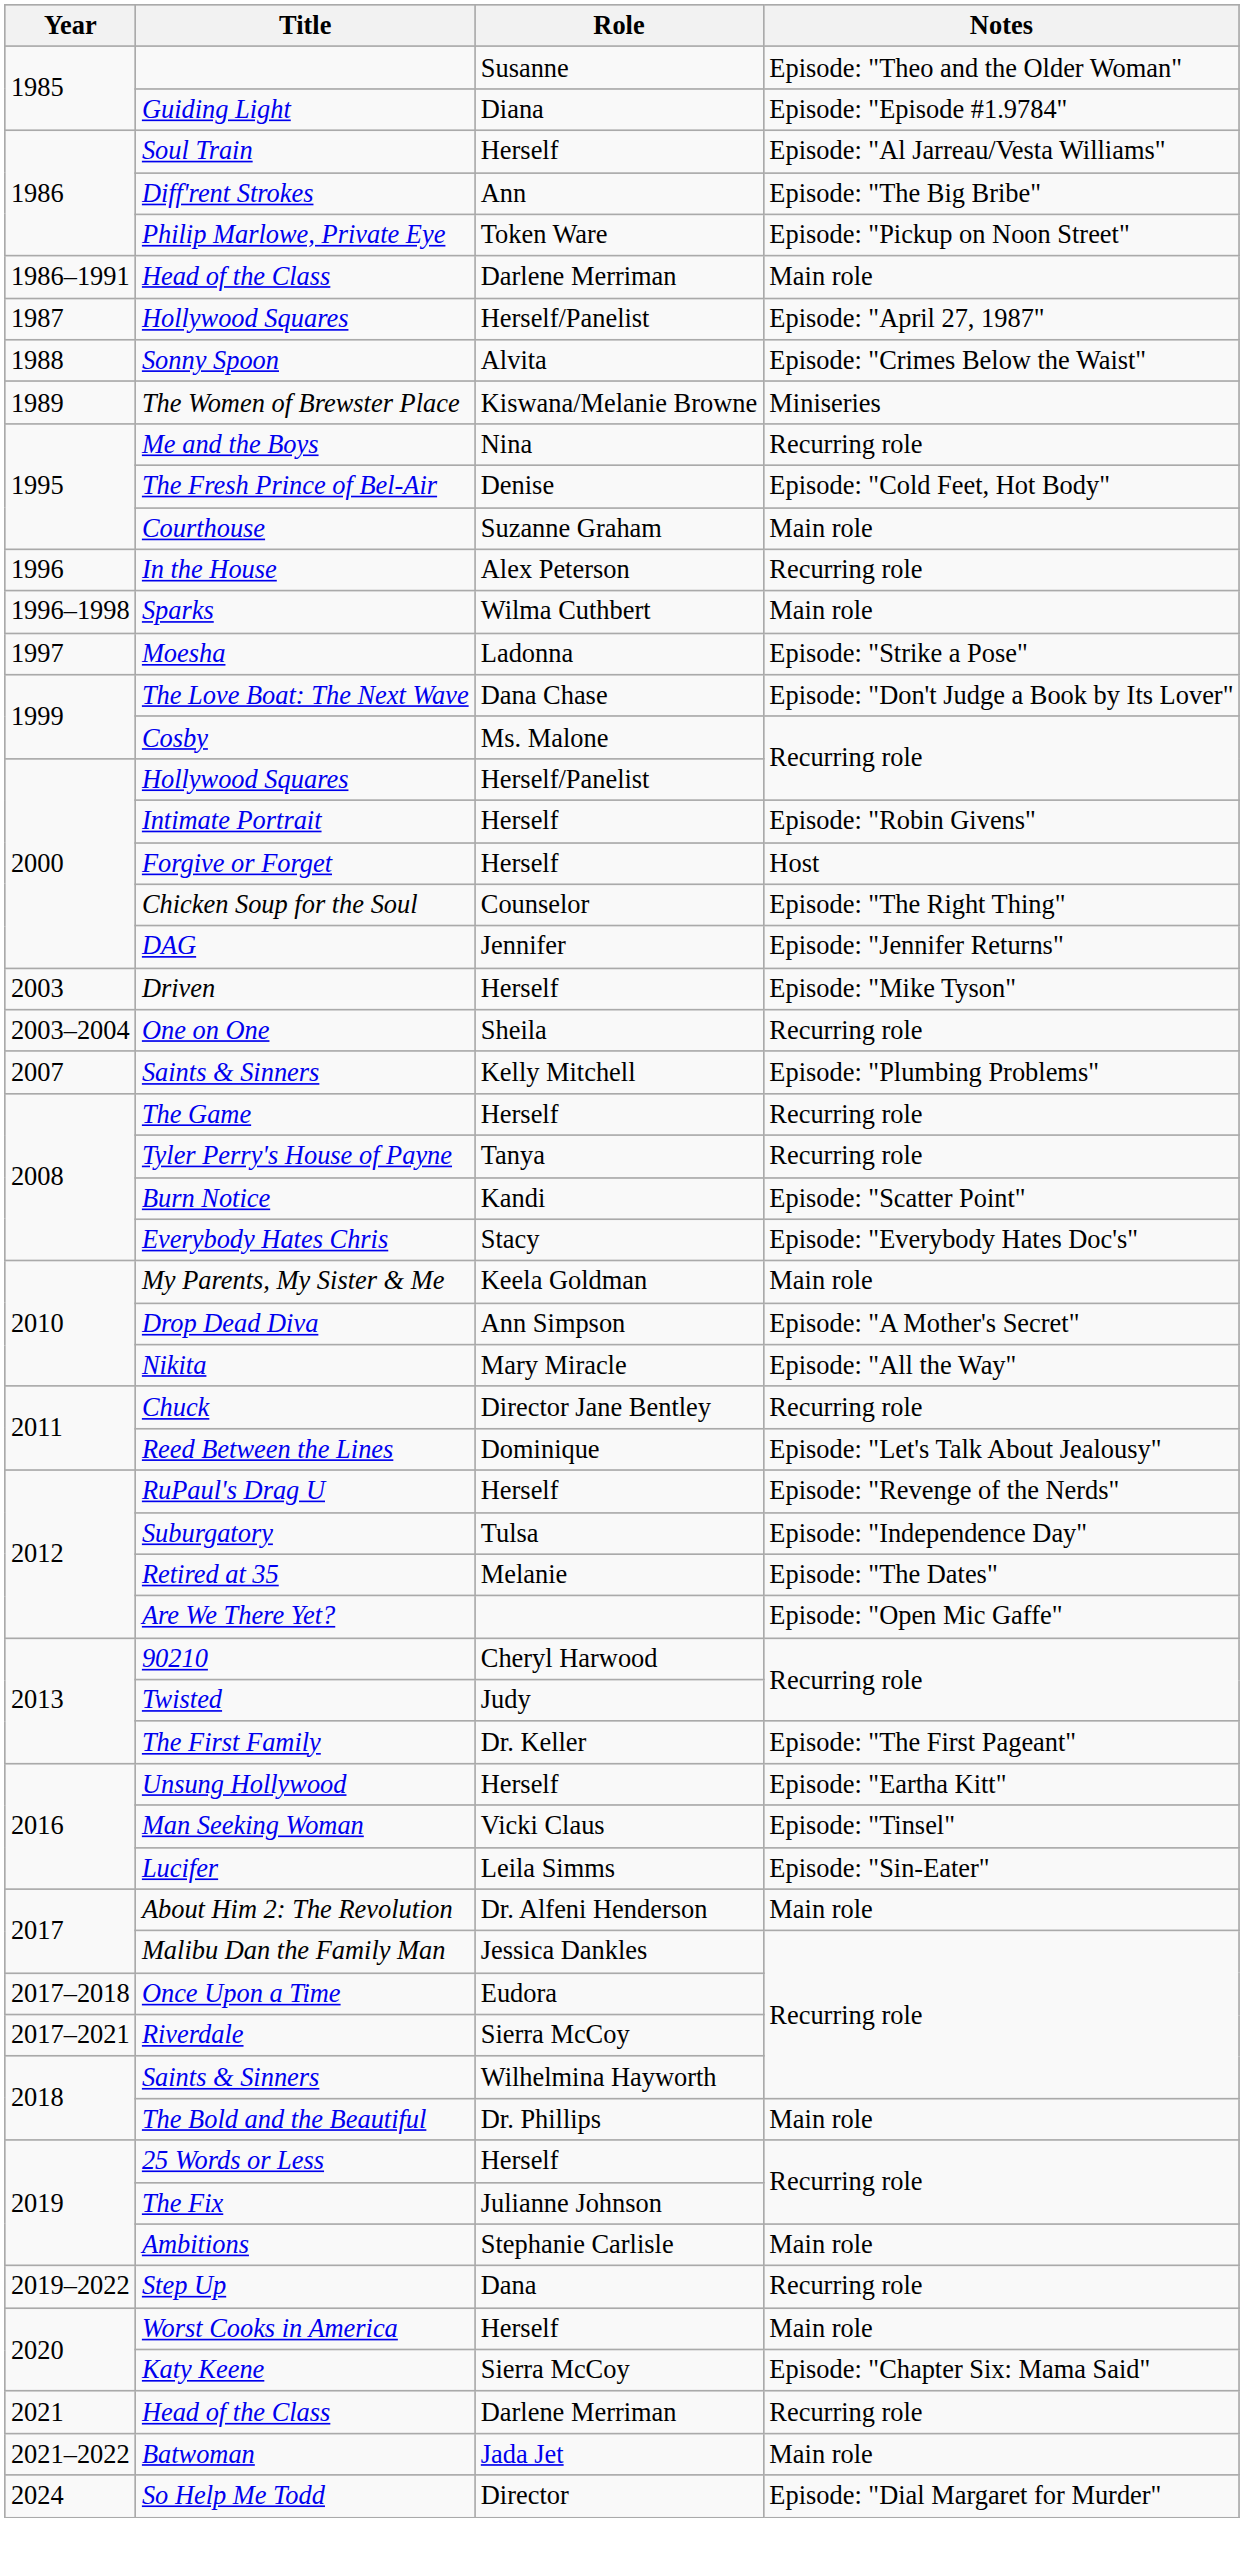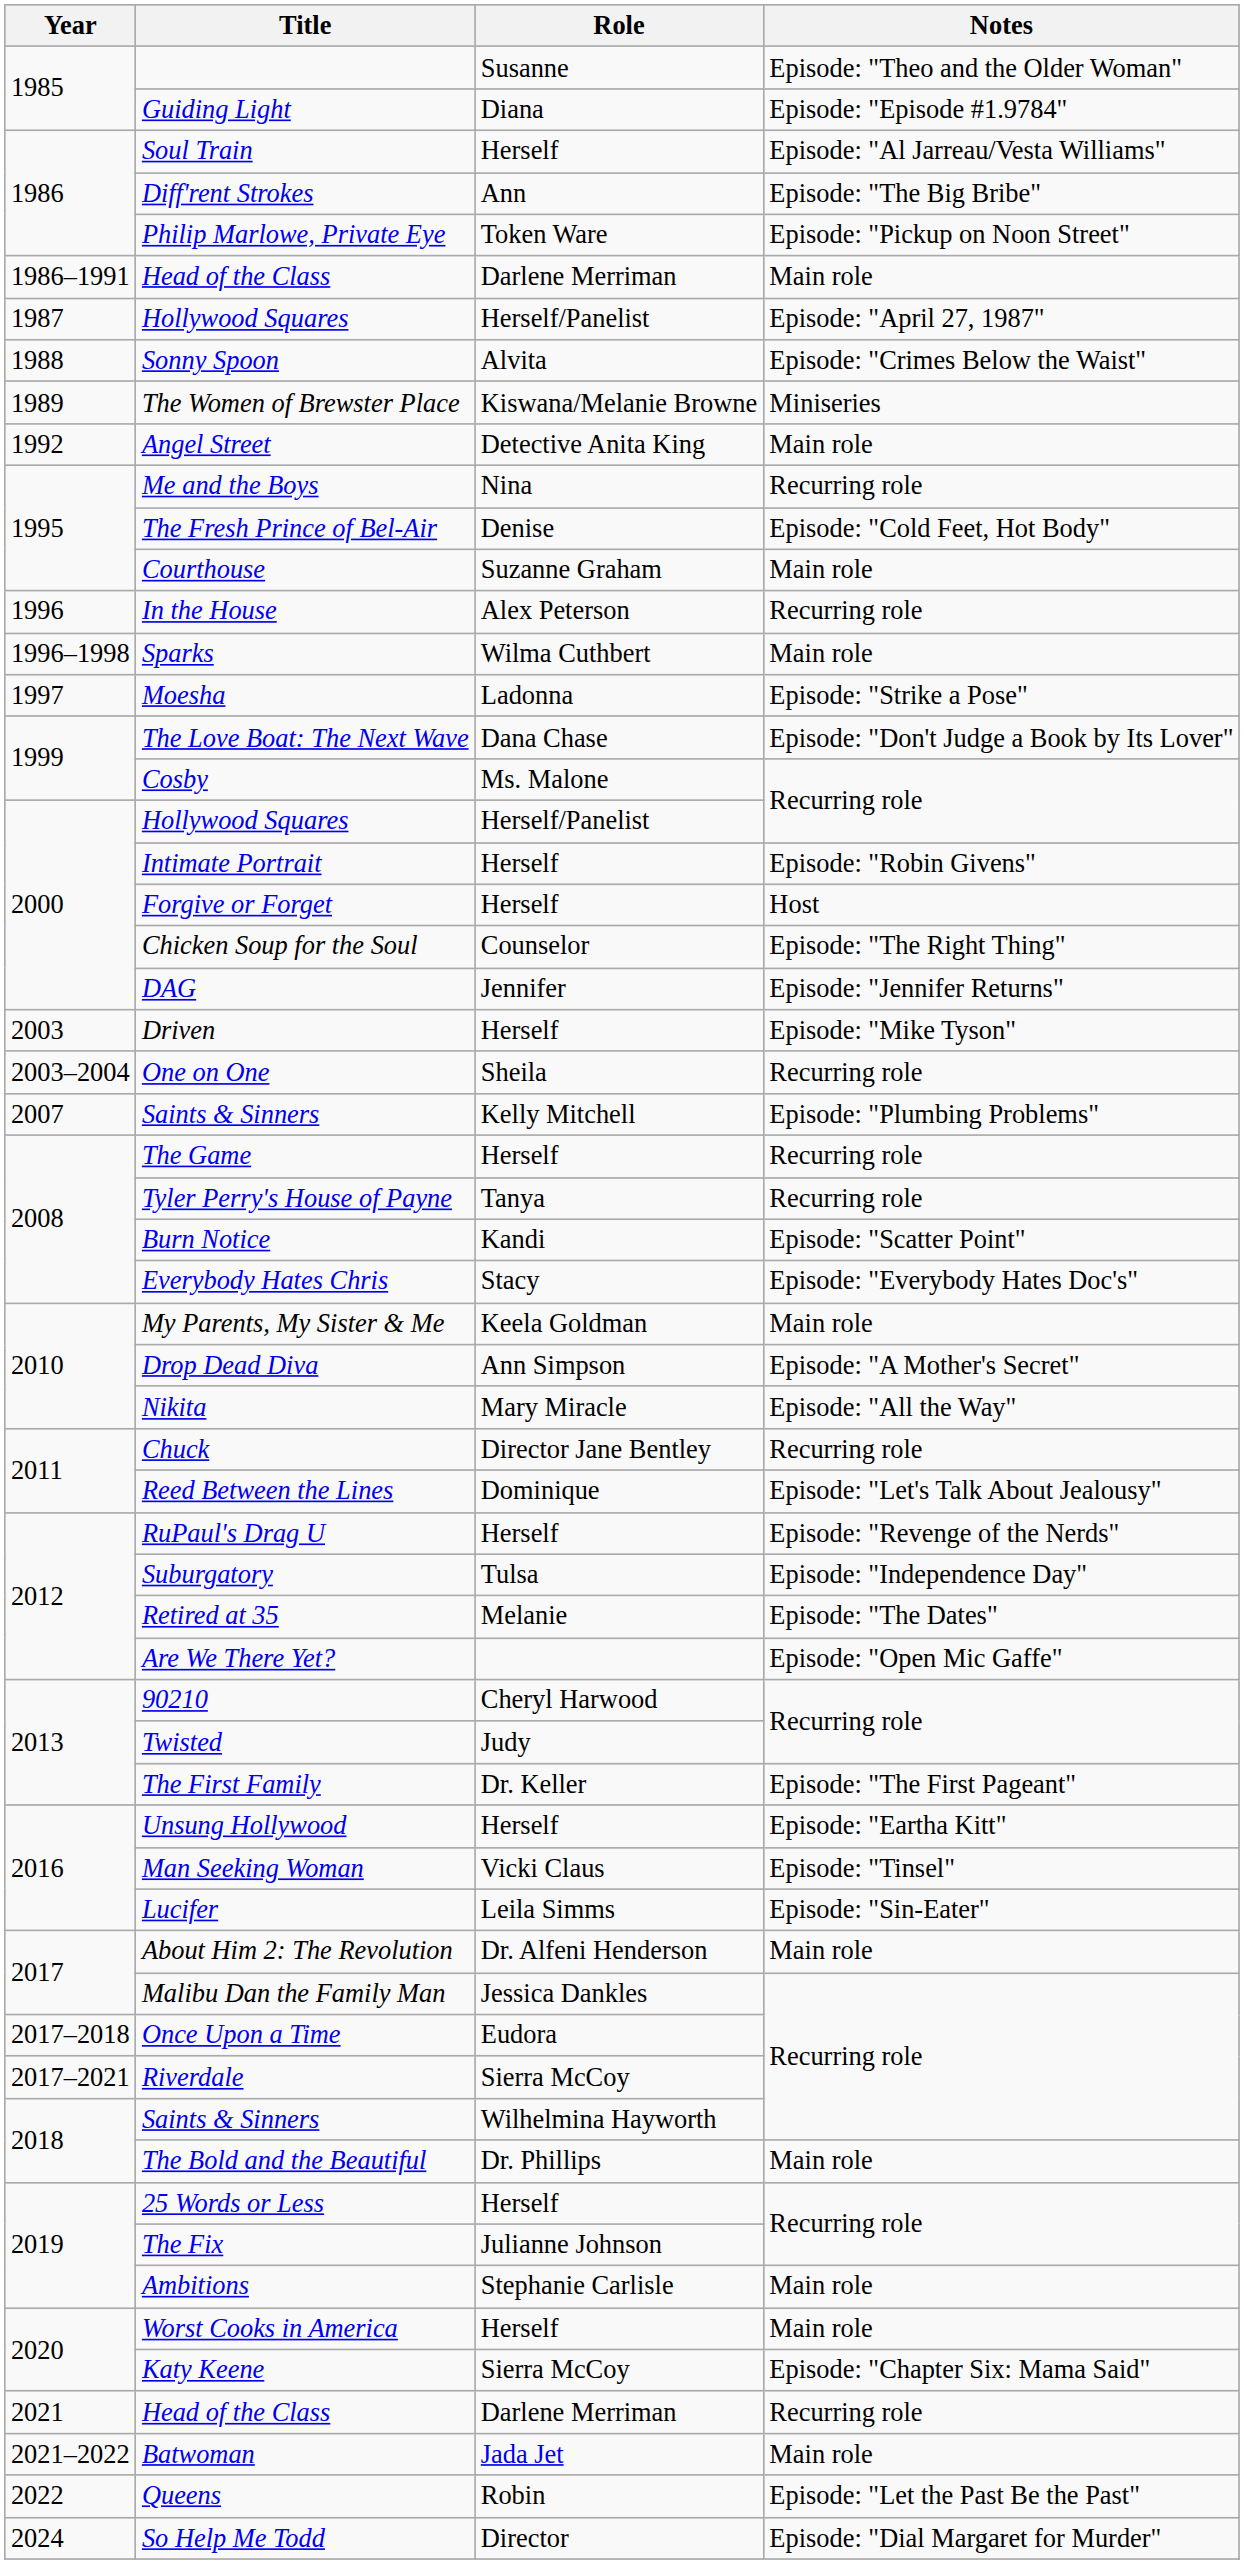+ row: (206, 444)
- row: (184, 2286)
+ row: (181, 2495)
